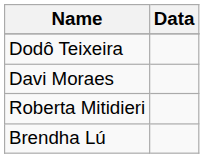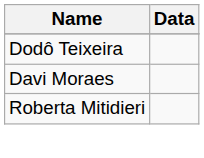- row: (57, 138)
